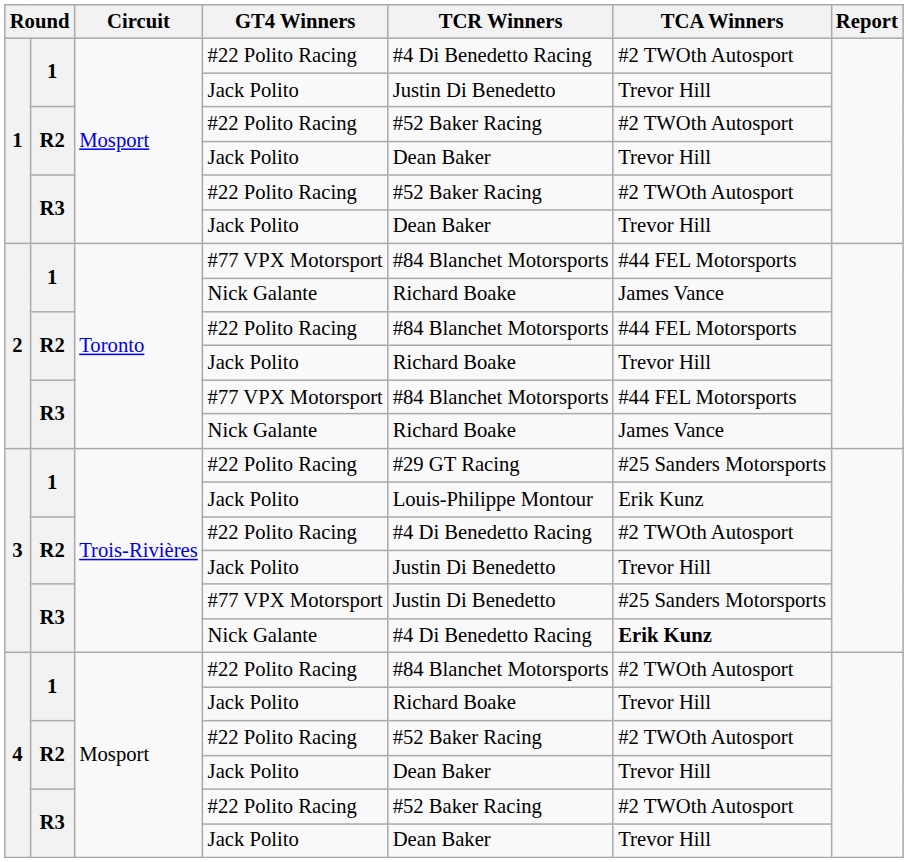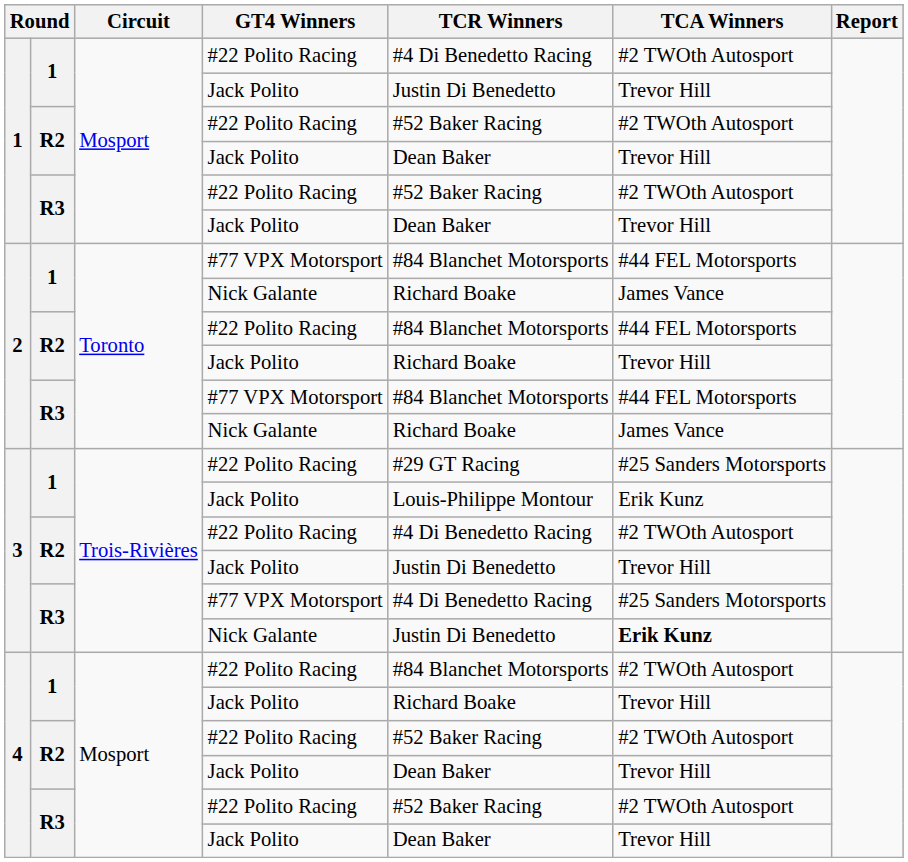(474, 600) Justin Di Benedetto -> (492, 600) #4 Di Benedetto Racing
(492, 635) #4 Di Benedetto Racing -> (474, 635) Justin Di Benedetto
